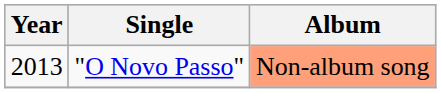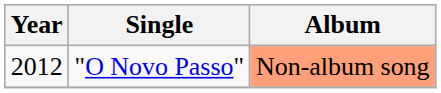(37, 66) 2013 -> (37, 66) 2012
